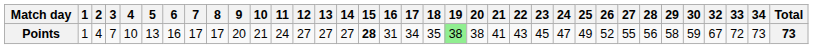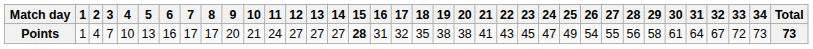+ column: (697, 14)
(412, 33) 34 -> (402, 33) 32
(456, 33) lightgreen background -> (444, 33) no background
(607, 33) 52 -> (591, 33) 54
(694, 33) 59 -> (676, 33) 61
